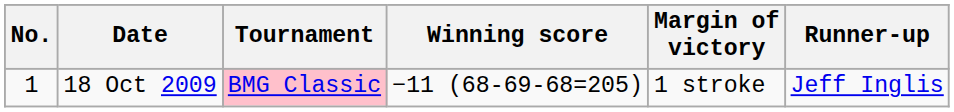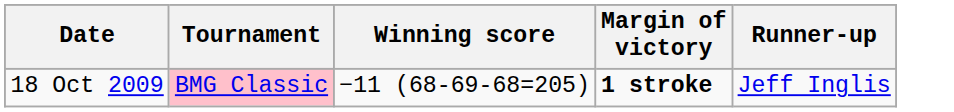- column: (31, 37)
(710, 88) normal -> (657, 88) bold
